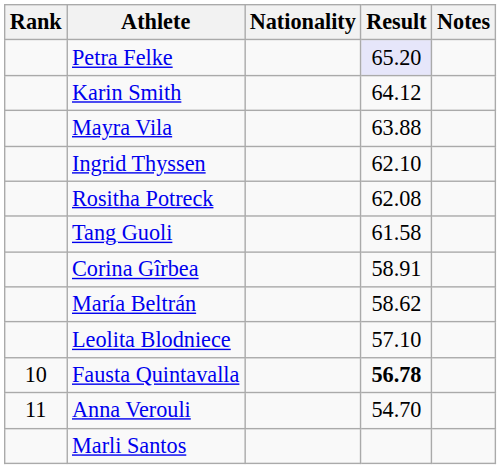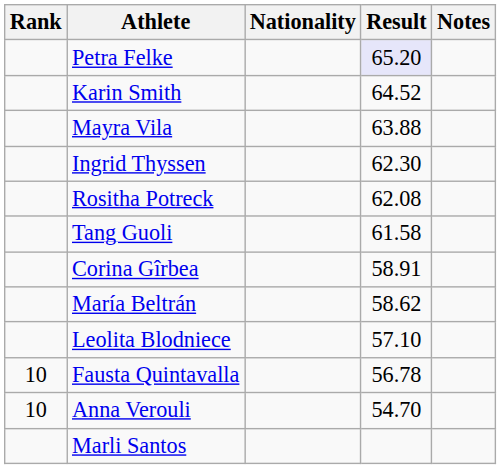(396, 92) 64.12 -> (396, 92) 64.52
(396, 163) 62.10 -> (396, 163) 62.30
(396, 374) bold -> (396, 374) normal
(36, 410) 11 -> (36, 410) 10
